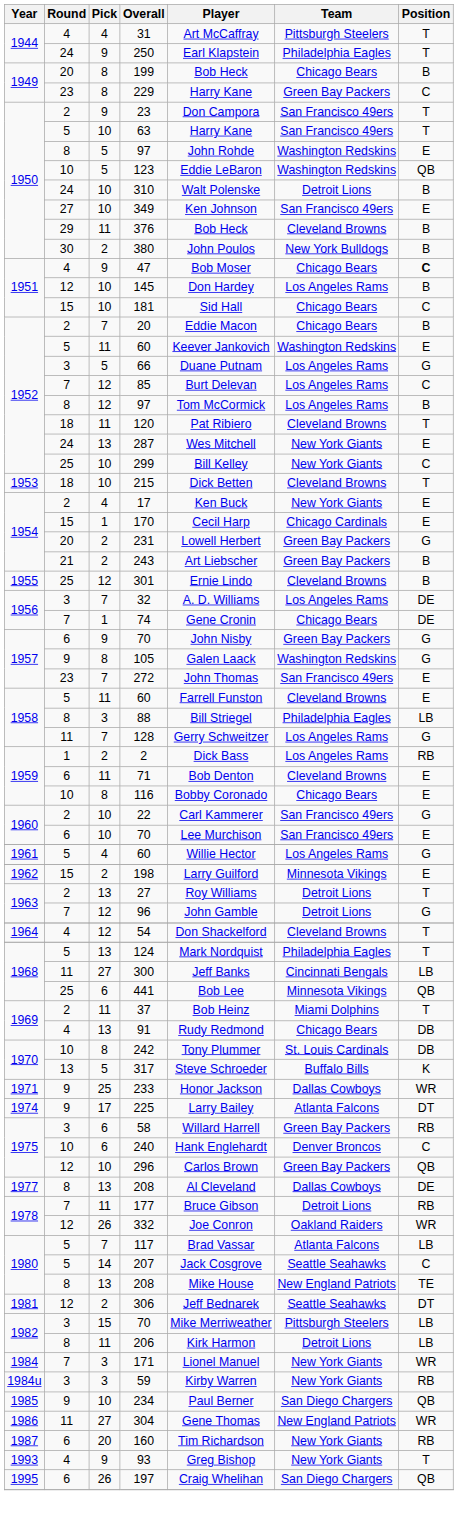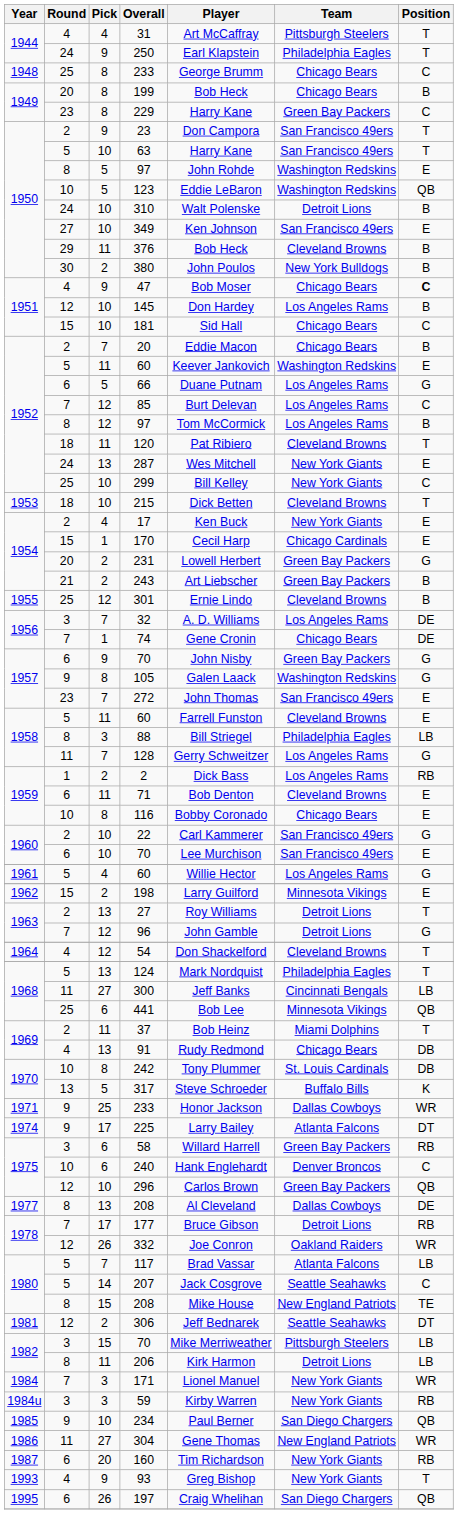+ row: (24, 72)
(67, 365) 3 -> (67, 385) 6
(105, 1206) 11 -> (105, 1225) 17
(105, 1284) 13 -> (105, 1303) 15
